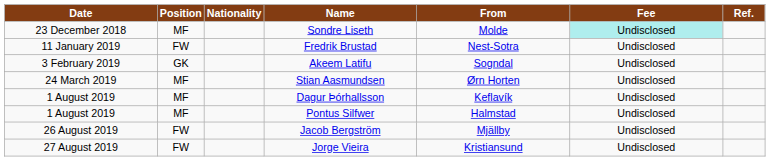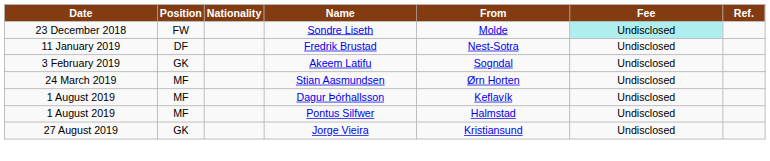(181, 30) MF -> (181, 30) FW
(181, 47) FW -> (181, 47) DF
- row: (340, 131)
(181, 148) FW -> (181, 131) GK
